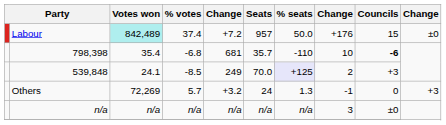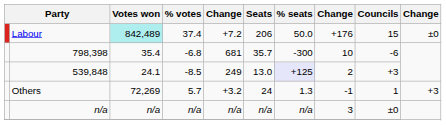(264, 33) 957 -> (264, 33) 206
(303, 53) -110 -> (303, 53) -300
(394, 53) bold -> (394, 53) normal
(263, 72) 70.0 -> (263, 72) 13.0
(396, 91) 0 -> (396, 91) 1
